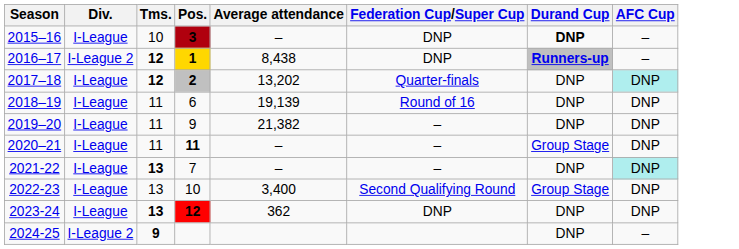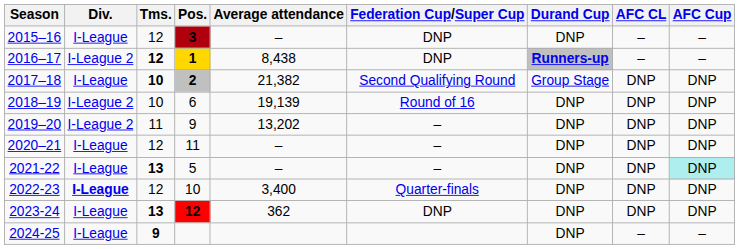+ column: (641, 15)
(156, 37) 10 -> (156, 37) 12
(570, 37) bold -> (570, 37) normal
(156, 80) 12 -> (156, 80) 10
(279, 80) 13,202 -> (279, 80) 21,382
(437, 80) Quarter-finals -> (437, 80) Second Qualifying Round
(570, 80) DNP -> (570, 80) Group Stage
(645, 80) paleturquoise background -> (702, 80) no background
(100, 102) I-League -> (100, 102) I-League 2
(156, 102) 11 -> (156, 102) 10
(100, 124) I-League -> (100, 124) I-League 2
(279, 124) 21,382 -> (279, 124) 13,202
(156, 146) 11 -> (156, 146) 12
(193, 146) bold -> (193, 146) normal
(570, 146) Group Stage -> (570, 146) DNP
(193, 168) 7 -> (193, 168) 5
(100, 189) normal -> (100, 189) bold
(156, 189) 13 -> (156, 189) 12
(437, 189) Second Qualifying Round -> (437, 189) Quarter-finals
(570, 189) Group Stage -> (570, 189) DNP
(100, 233) I-League 2 -> (100, 233) I-League
